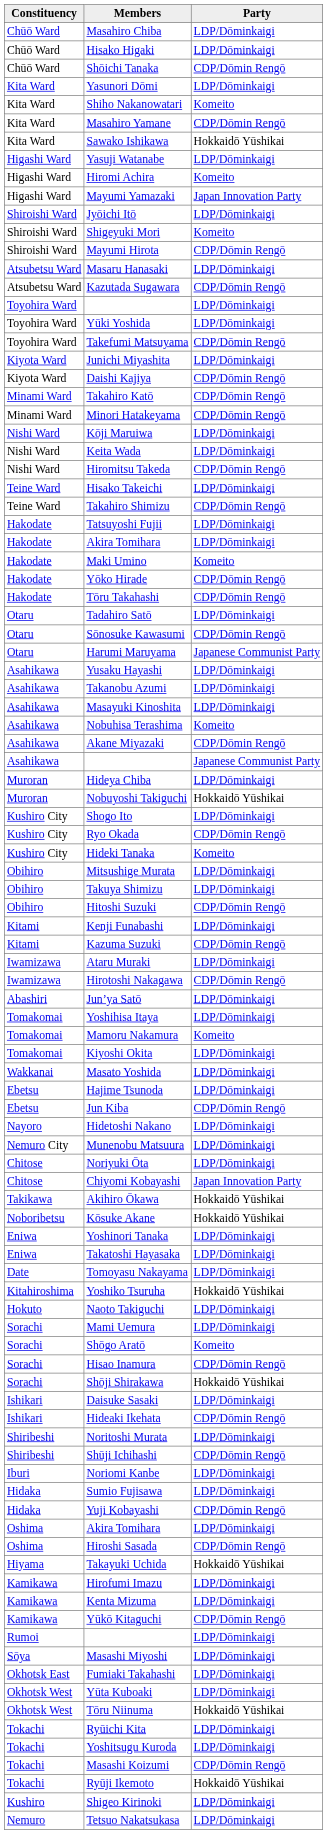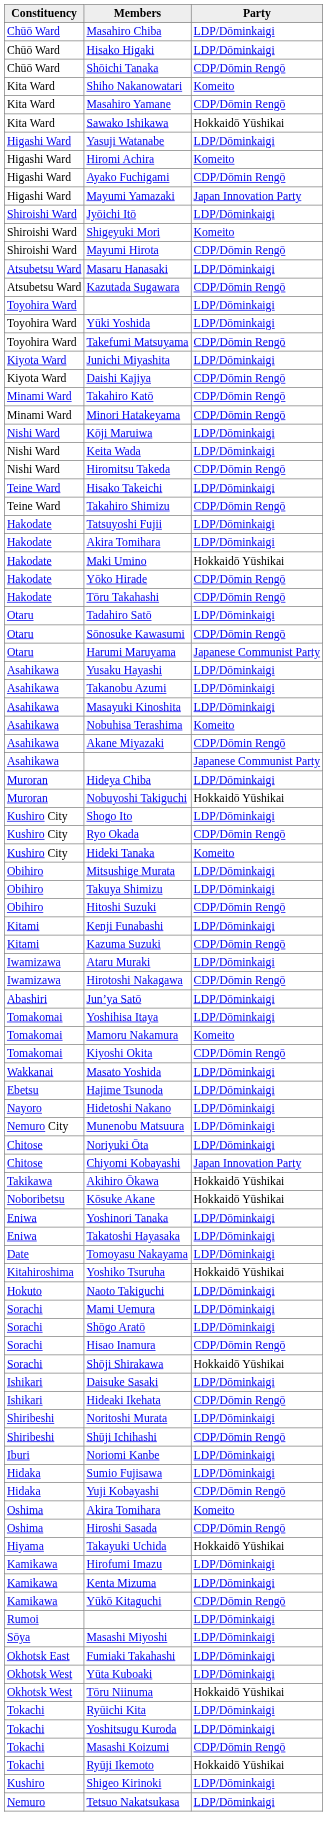- row: (31, 86)
+ row: (39, 177)
(214, 561) Komeito -> (239, 561) Hokkaidō Yūshikai
(234, 1053) LDP/Dōminkaigi -> (239, 1053) CDP/Dōmin Rengō
- row: (23, 1108)
(214, 1345) Komeito -> (234, 1327) LDP/Dōminkaigi
(234, 1528) LDP/Dōminkaigi -> (214, 1510) Komeito
